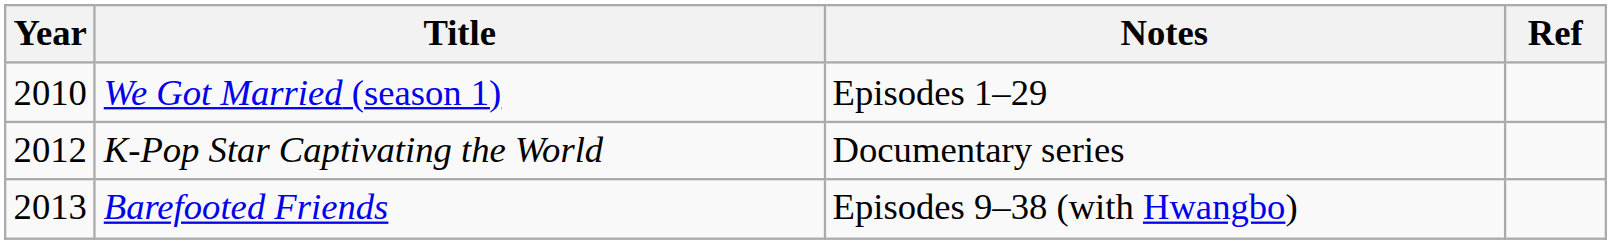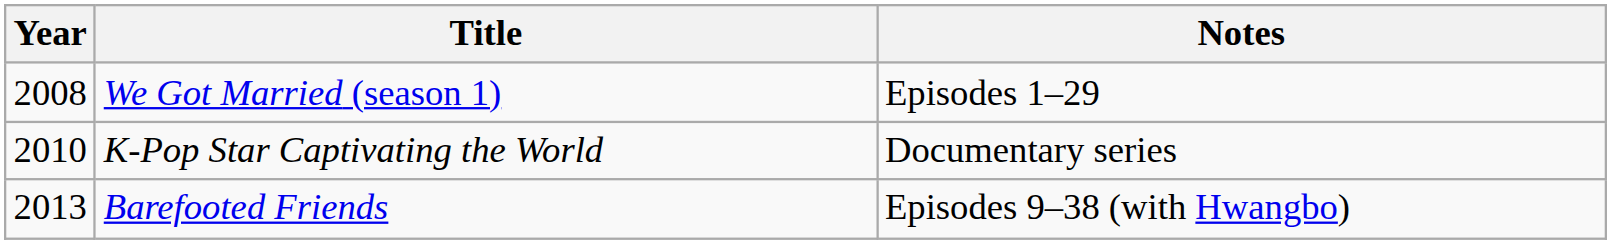- column: (1555, 33)
(50, 91) 2010 -> (50, 91) 2008
(50, 149) 2012 -> (50, 149) 2010
